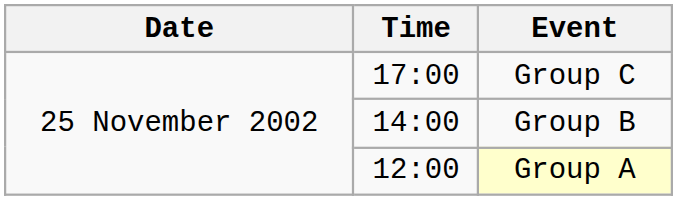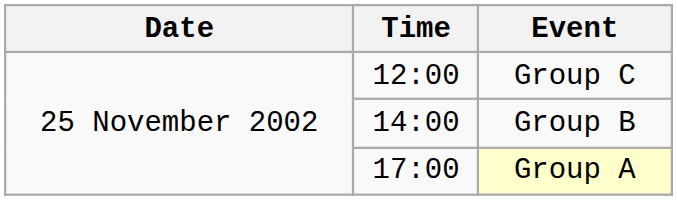(416, 76) 17:00 -> (416, 76) 12:00
(416, 170) 12:00 -> (416, 170) 17:00
